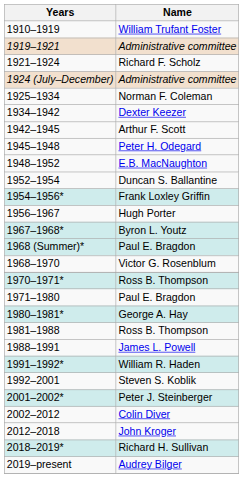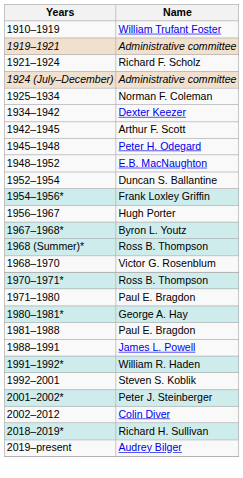(157, 247) Paul E. Bragdon -> (163, 247) Ross B. Thompson
(163, 331) Ross B. Thompson -> (157, 331) Paul E. Bragdon
- row: (33, 431)
